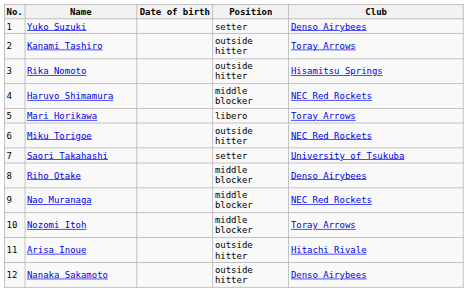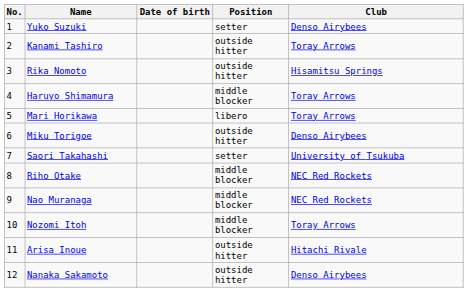(331, 96) NEC Red Rockets -> (323, 96) Toray Arrows
(331, 136) NEC Red Rockets -> (329, 136) Denso Airybees
(329, 175) Denso Airybees -> (331, 175) NEC Red Rockets
